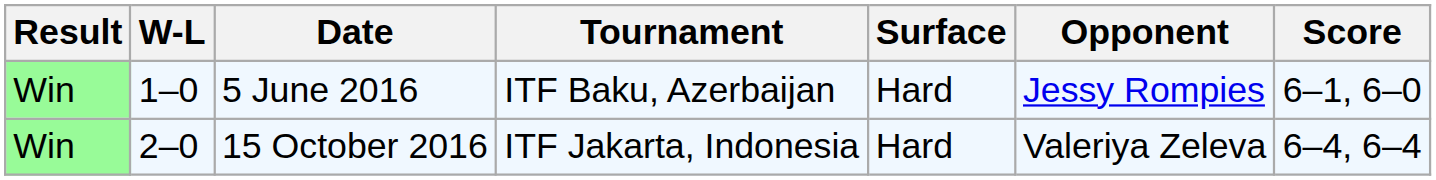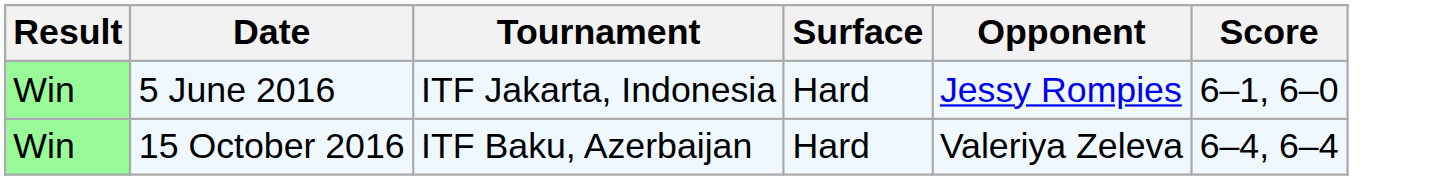- column: (172, 32)
(670, 89) ITF Baku, Azerbaijan -> (599, 89) ITF Jakarta, Indonesia
(682, 145) ITF Jakarta, Indonesia -> (587, 145) ITF Baku, Azerbaijan
